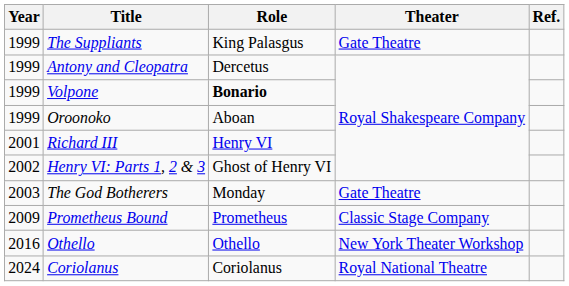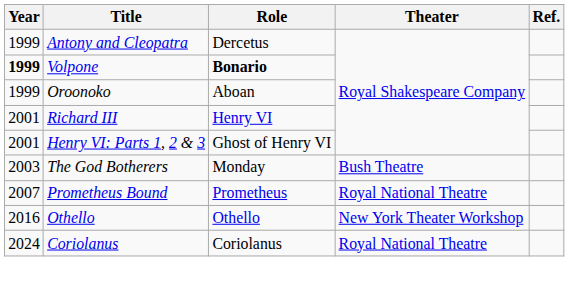- row: (94, 42)
(24, 92) normal -> (24, 67) bold
(24, 167) 2002 -> (24, 142) 2001
(380, 192) Gate Theatre -> (381, 167) Bush Theatre
(24, 218) 2009 -> (24, 192) 2007
(414, 218) Classic Stage Company -> (413, 192) Royal National Theatre
